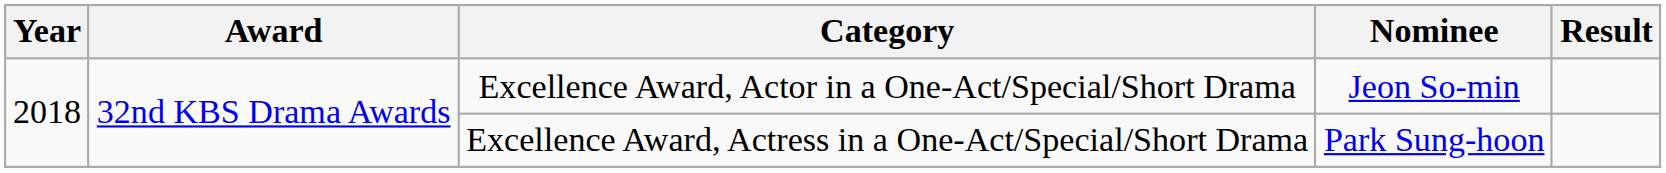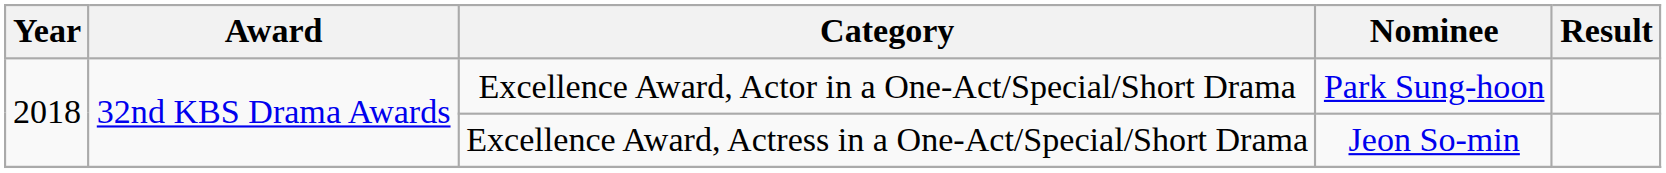(1434, 85) Jeon So-min -> (1434, 85) Park Sung-hoon
(1434, 139) Park Sung-hoon -> (1434, 139) Jeon So-min
